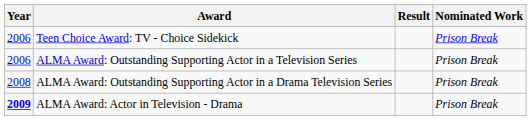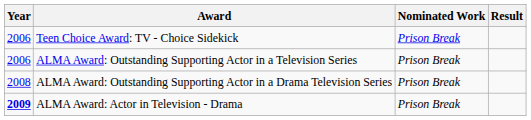columns swapped: (479, 15) <-> (414, 15)
